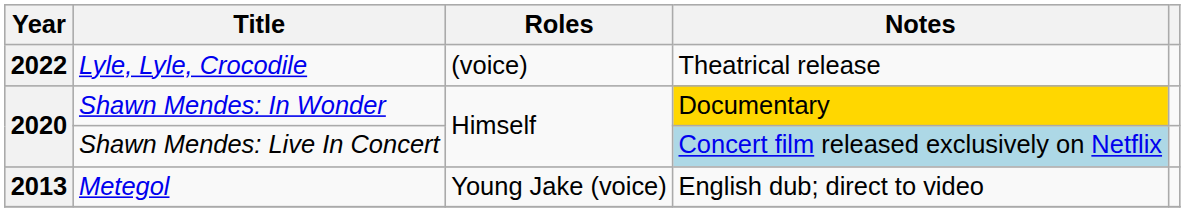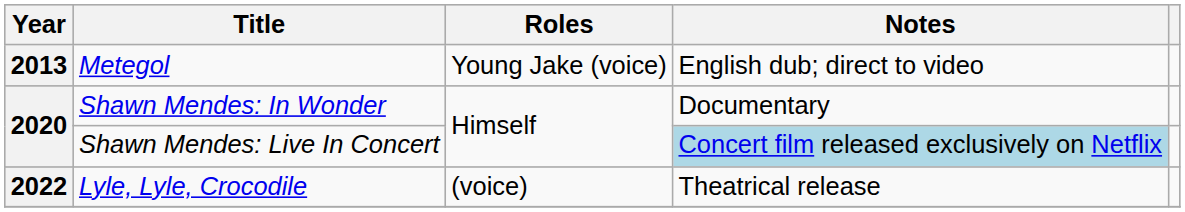rows swapped: (124, 186) <-> (193, 65)
(754, 105) gold background -> (754, 105) no background
